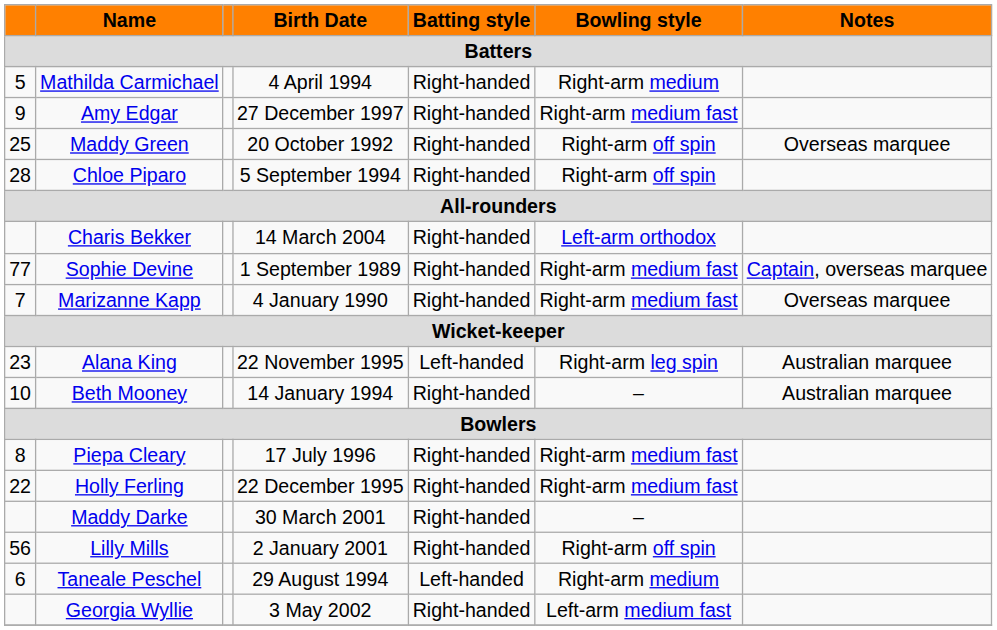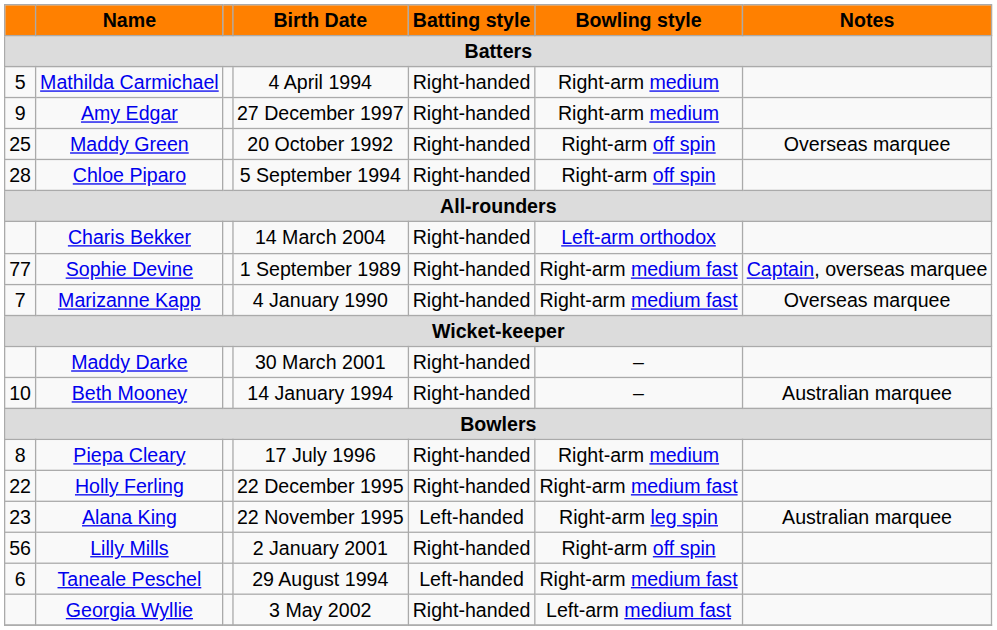(639, 113) Right-arm medium fast -> (639, 113) Right-arm medium
rows swapped: (129, 517) <-> (129, 362)
(639, 455) Right-arm medium fast -> (639, 455) Right-arm medium
(639, 579) Right-arm medium -> (639, 579) Right-arm medium fast
